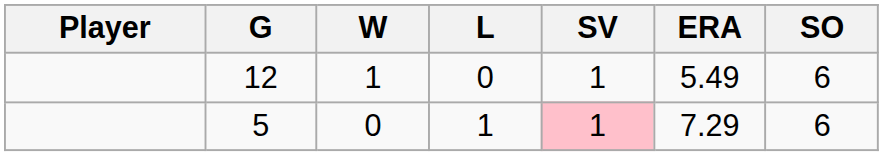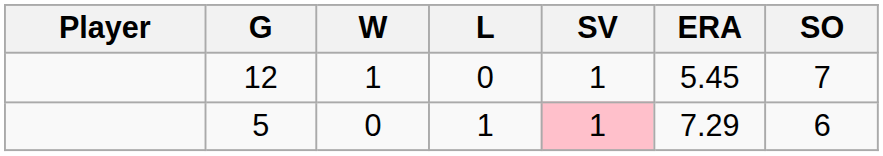(710, 77) 5.49 -> (710, 77) 5.45
(822, 77) 6 -> (822, 77) 7
